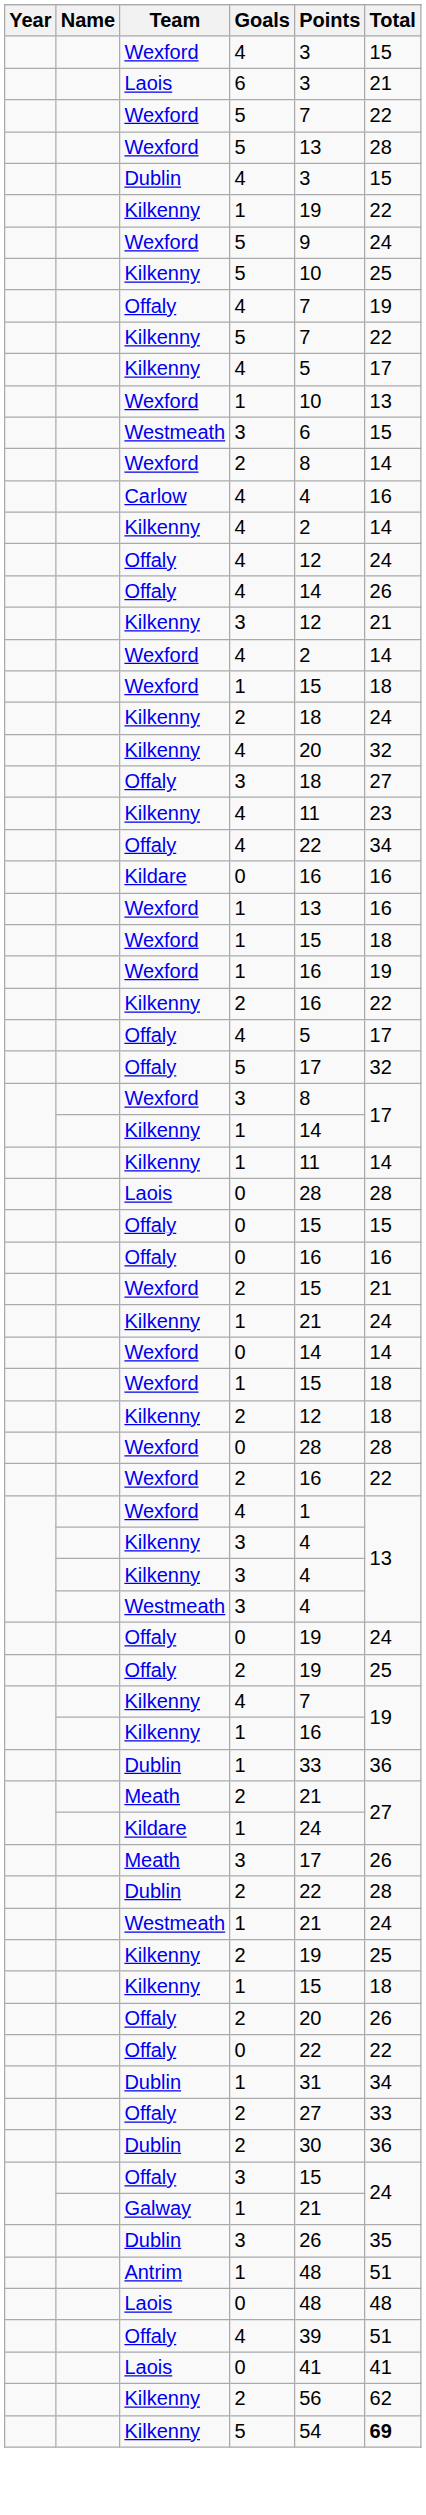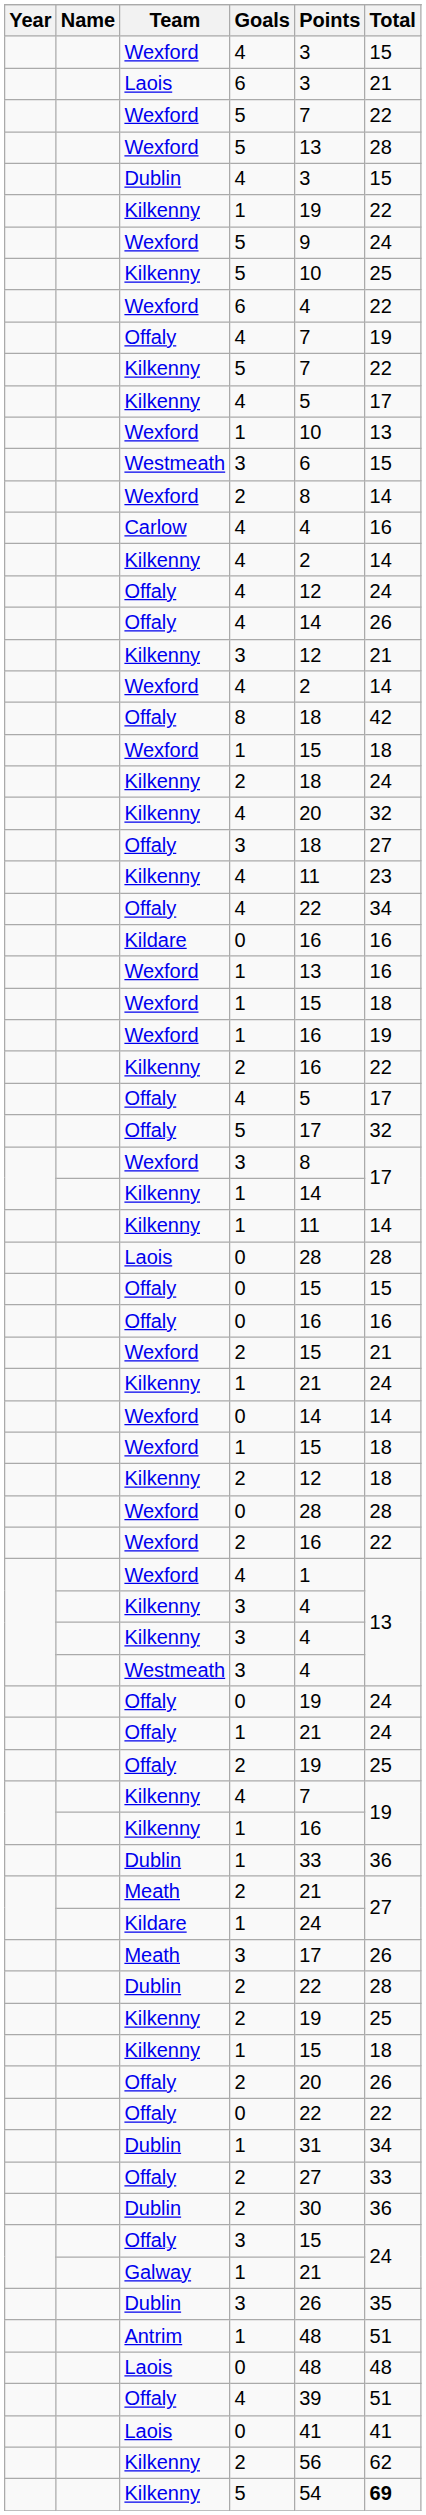+ row: (161, 305)
+ row: (150, 718)
+ row: (150, 1733)
- row: (175, 1923)
